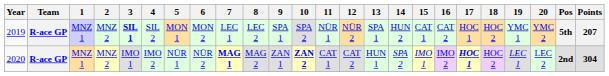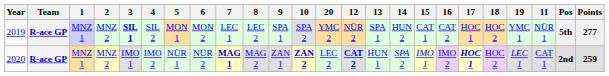columns swapped: (328, 11) <-> (543, 11)
(590, 32) 207 -> (590, 32) 277
(352, 58) normal -> (353, 58) bold
(590, 58) 304 -> (590, 58) 259
